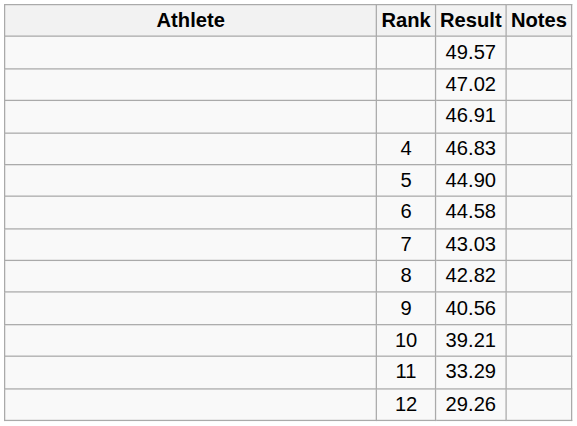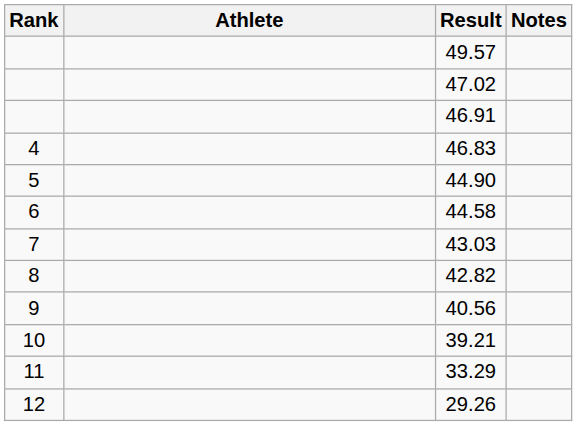columns swapped: (406, 20) <-> (191, 20)
